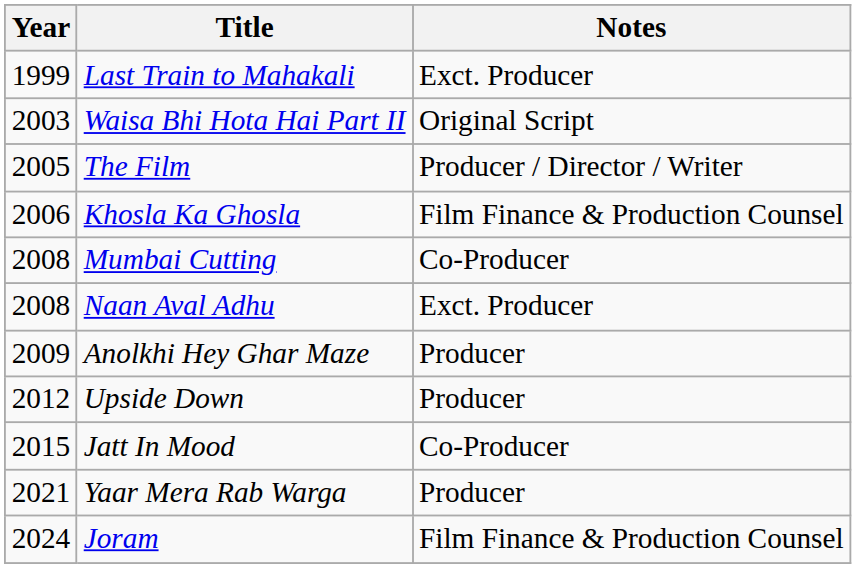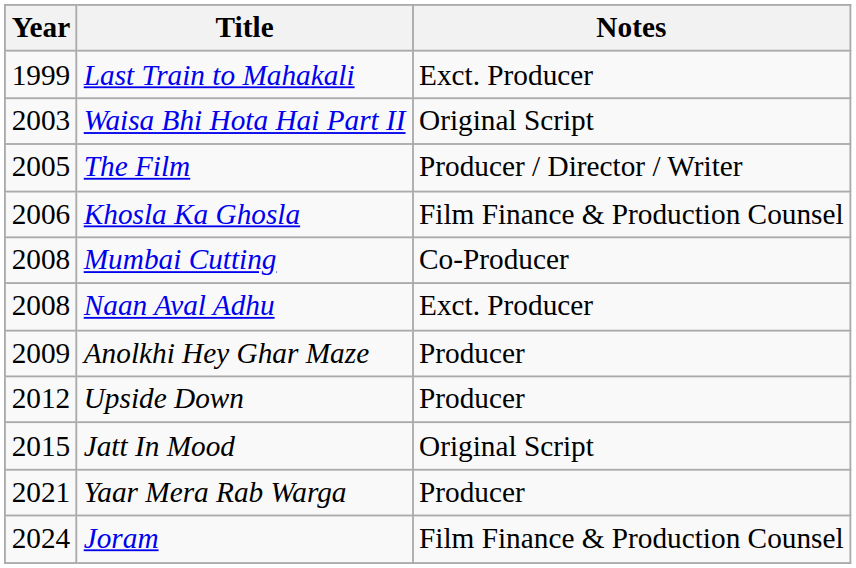(494, 445) Co-Producer -> (506, 445) Original Script
